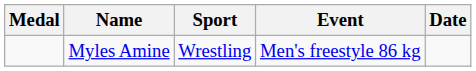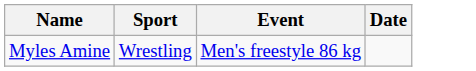- column: (34, 20)
